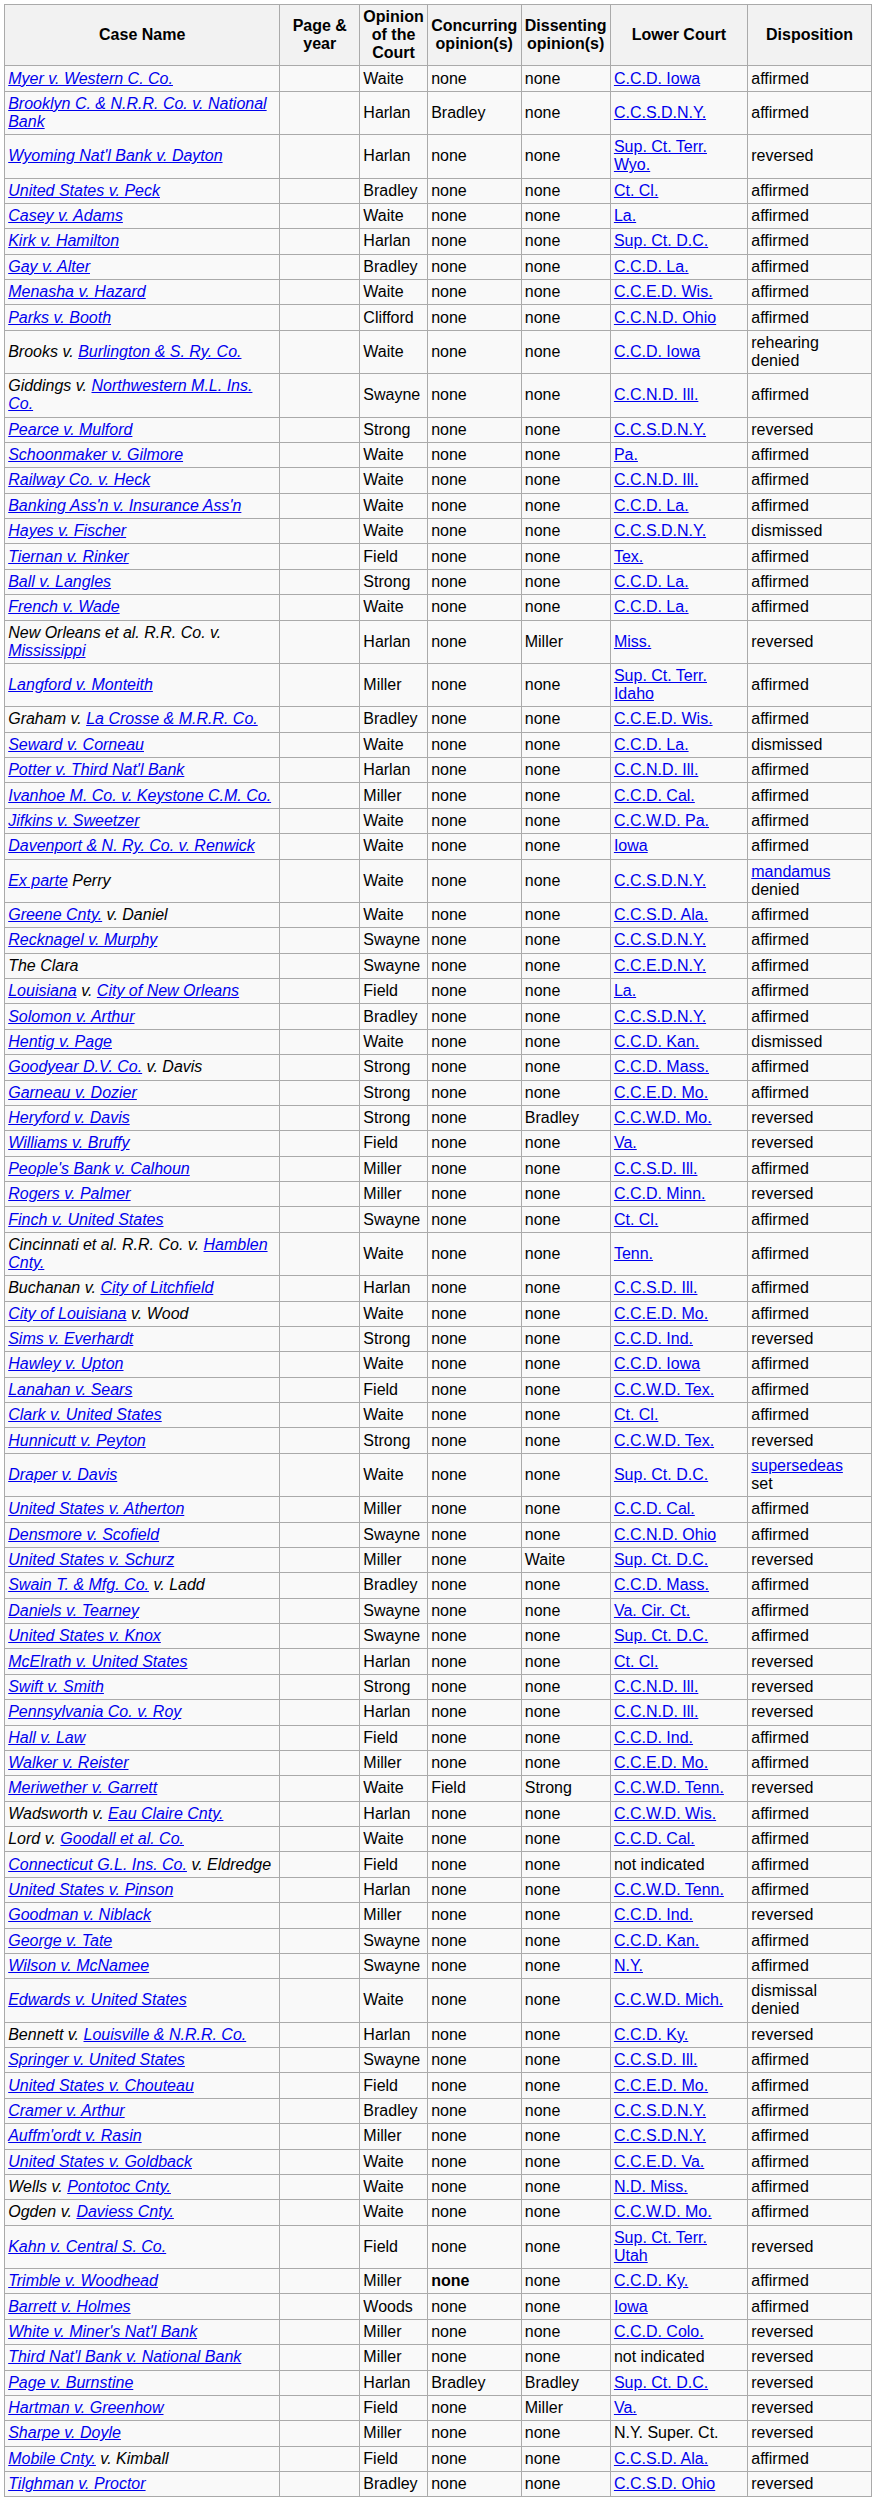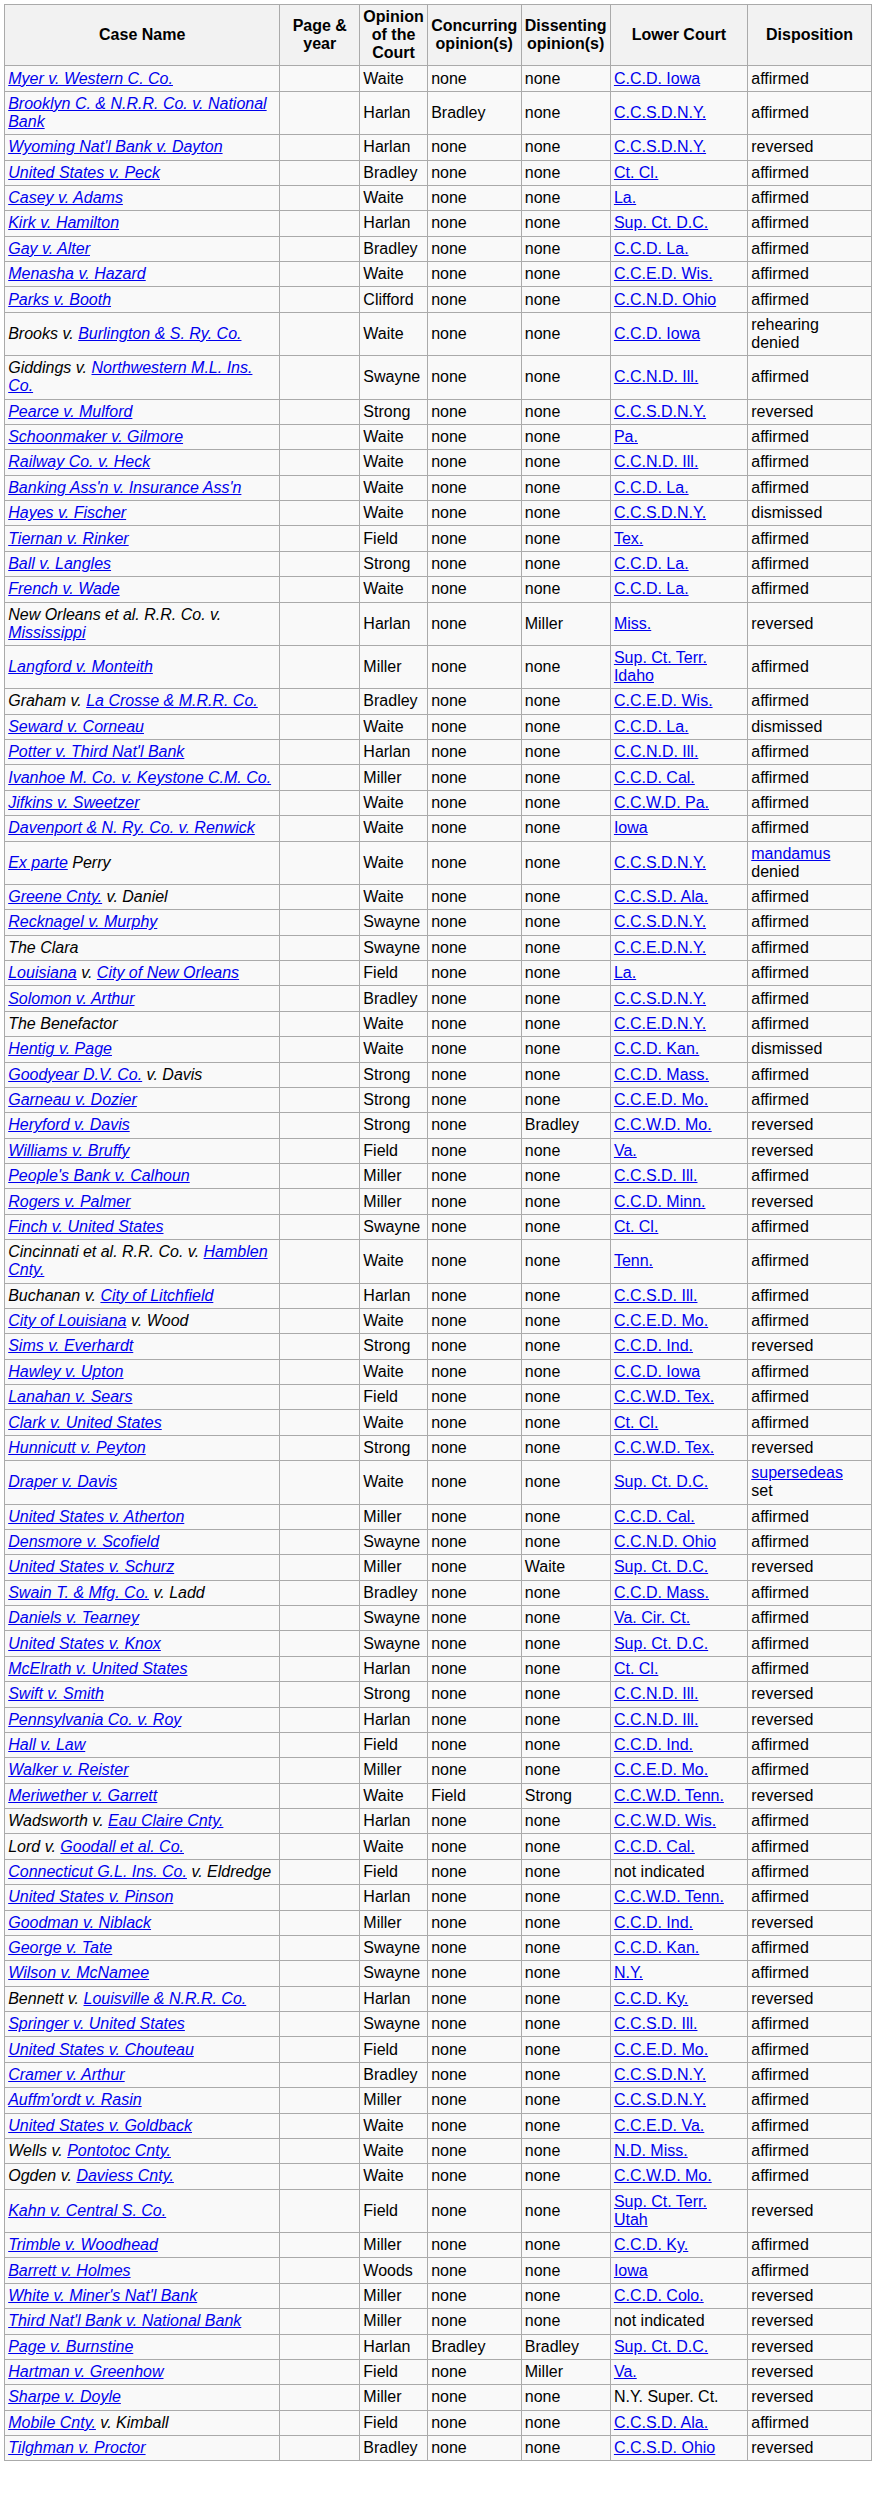(660, 156) Sup. Ct. Terr. Wyo. -> (660, 147) C.C.S.D.N.Y.
+ row: (63, 1023)
(782, 1661) reversed -> (780, 1668) affirmed
- row: (97, 2000)
(450, 2281) bold -> (449, 2245) normal
